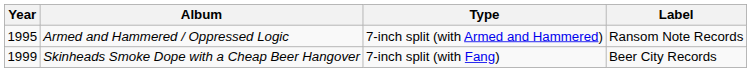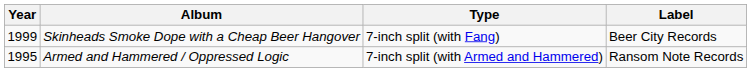rows swapped: (166, 36) <-> (201, 57)
